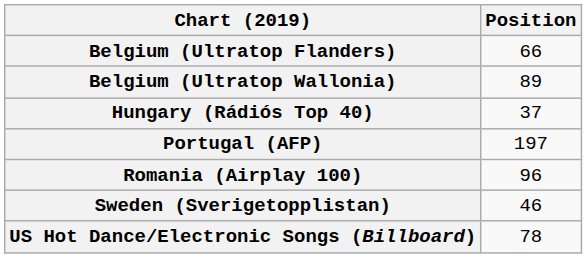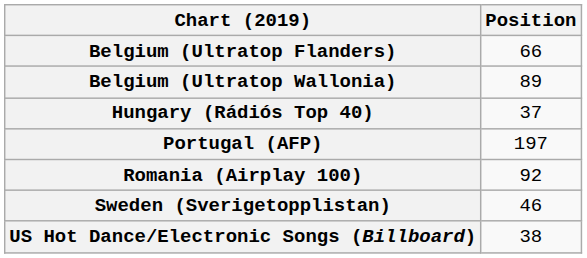(531, 175) 96 -> (531, 175) 92
(531, 237) 78 -> (531, 237) 38
